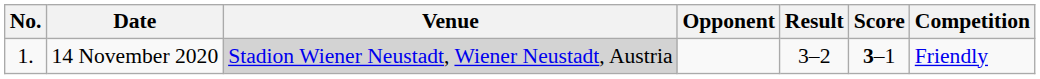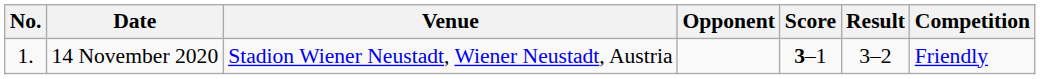columns swapped: (879, 21) <-> (814, 21)
(450, 55) lightgrey background -> (450, 55) no background
